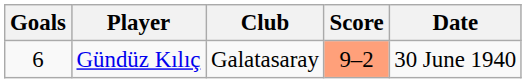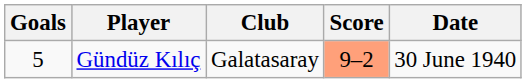(38, 58) 6 -> (38, 58) 5
